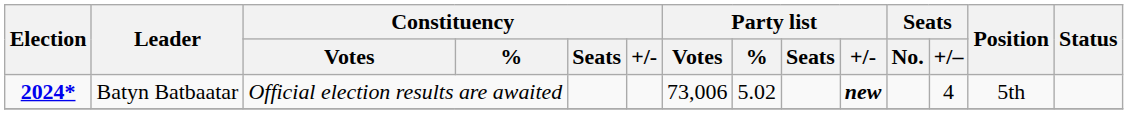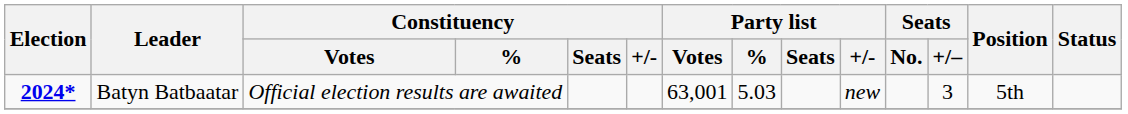(697, 91) 73,006 -> (697, 91) 63,001
(757, 91) 5.02 -> (757, 91) 5.03
(863, 91) bold -> (862, 91) normal
(949, 91) 4 -> (947, 91) 3
